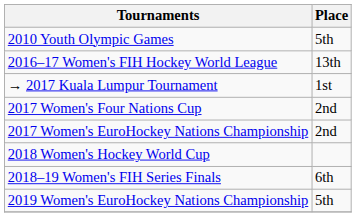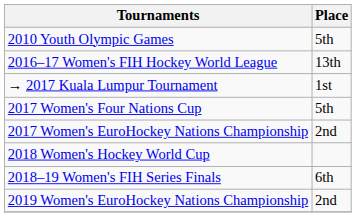(326, 108) 2nd -> (324, 108) 5th
(324, 200) 5th -> (326, 200) 2nd
